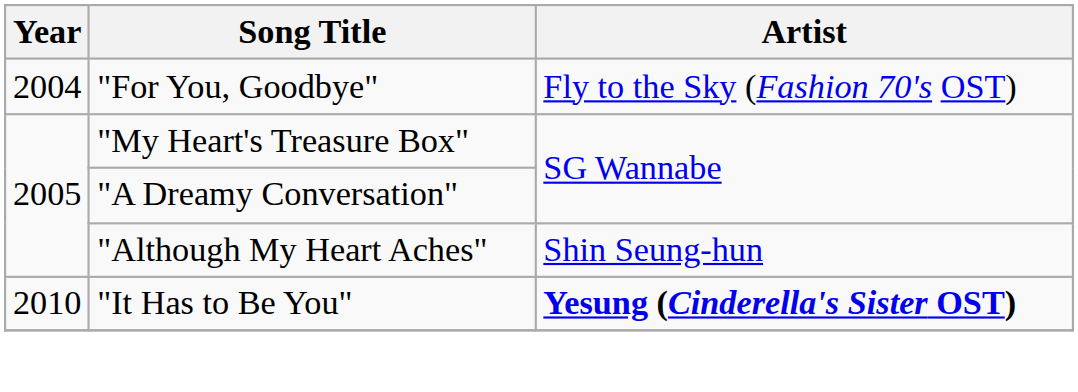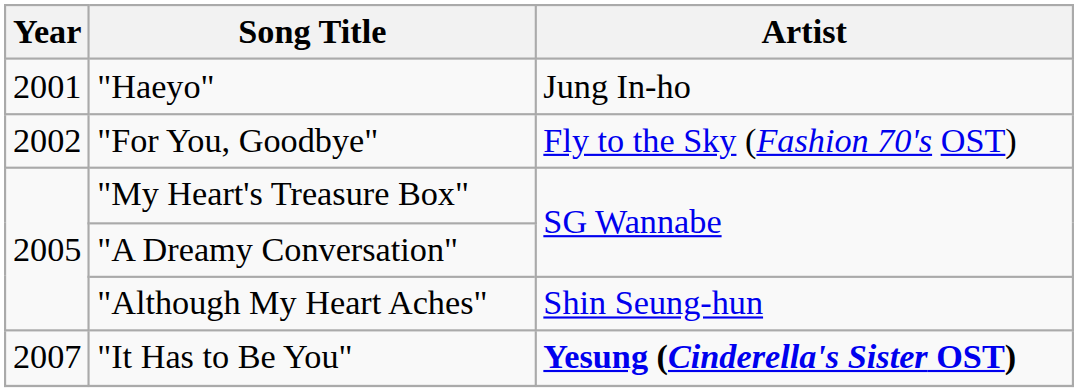+ row: (156, 85)
(47, 85) 2004 -> (47, 140) 2002
(47, 303) 2010 -> (47, 357) 2007
